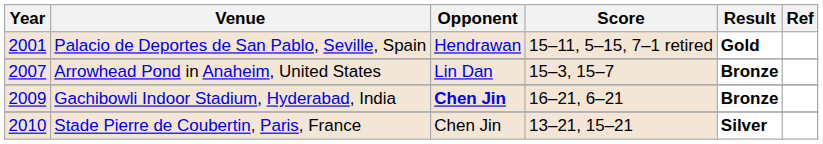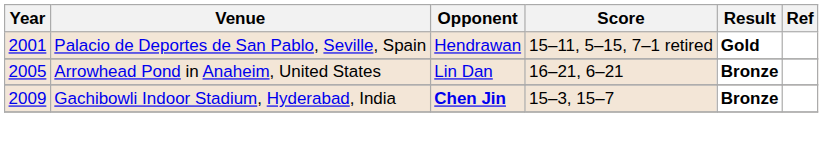(27, 72) 2007 -> (27, 72) 2005
(572, 72) 15–3, 15–7 -> (576, 72) 16–21, 6–21
(576, 99) 16–21, 6–21 -> (572, 99) 15–3, 15–7
- row: (208, 126)
